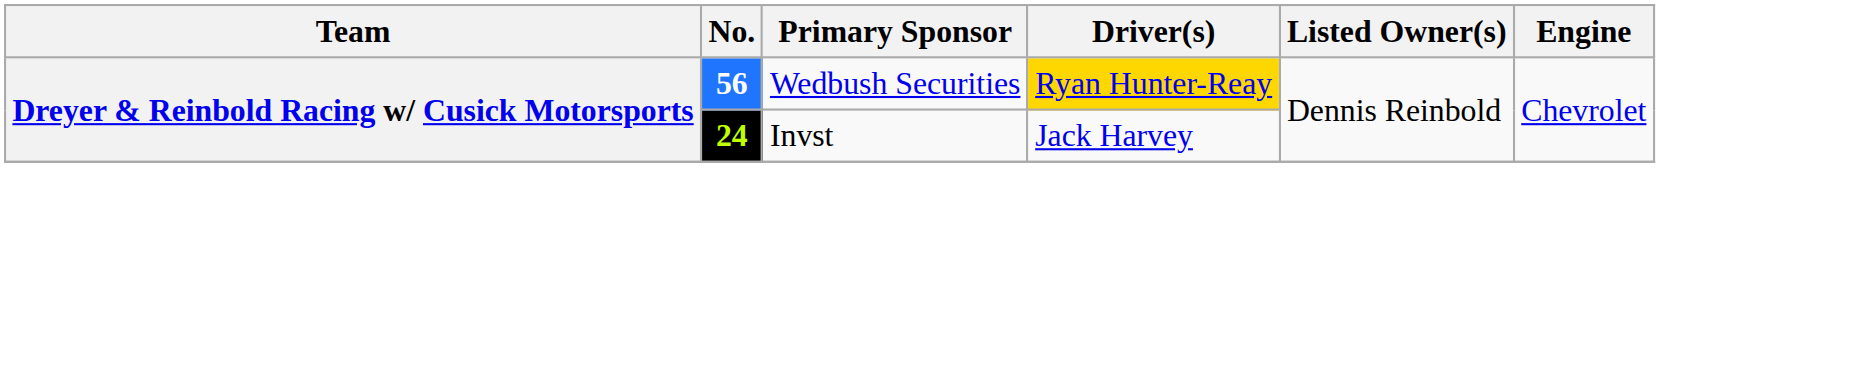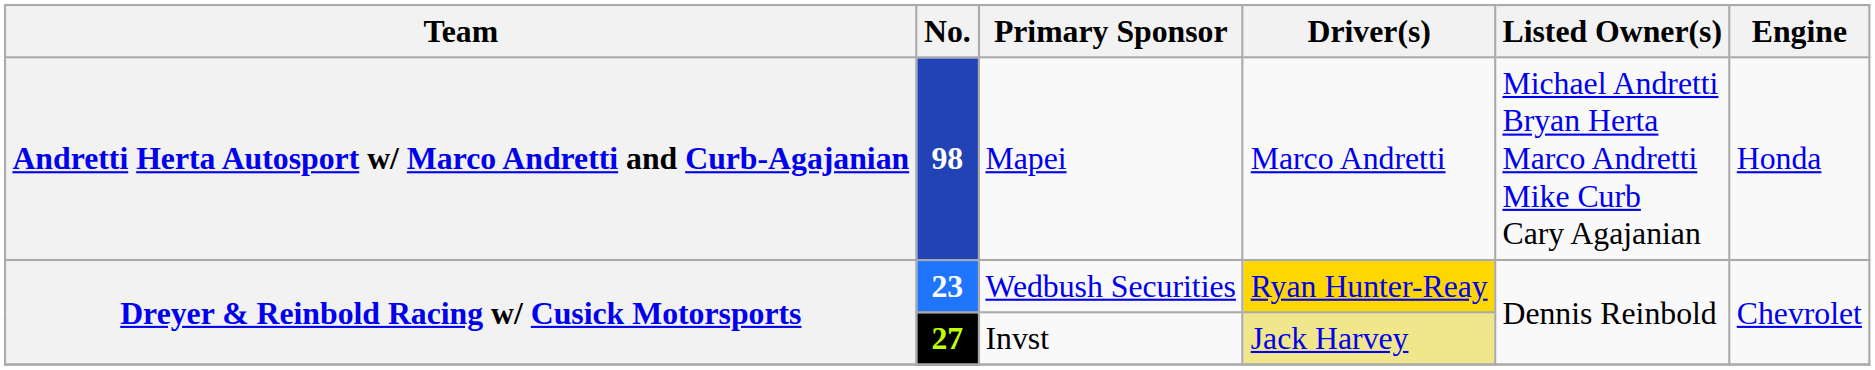+ row: (1026, 158)
(732, 83) 56 -> (947, 286) 23
(732, 135) 24 -> (947, 338) 27
(1114, 135) no background -> (1330, 338) khaki background
